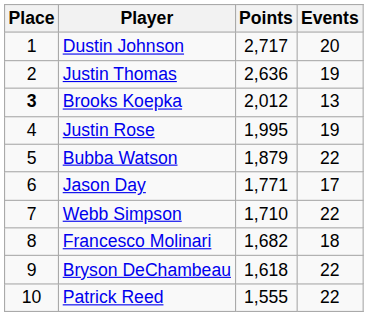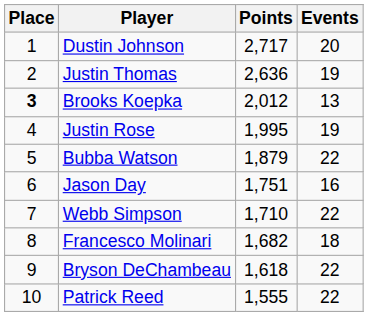(266, 185) 1,771 -> (266, 185) 1,751
(330, 185) 17 -> (330, 185) 16
